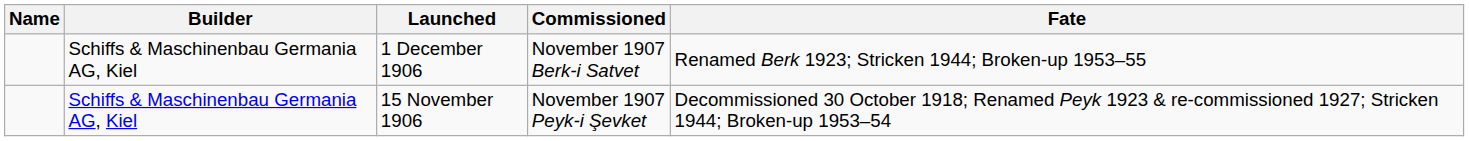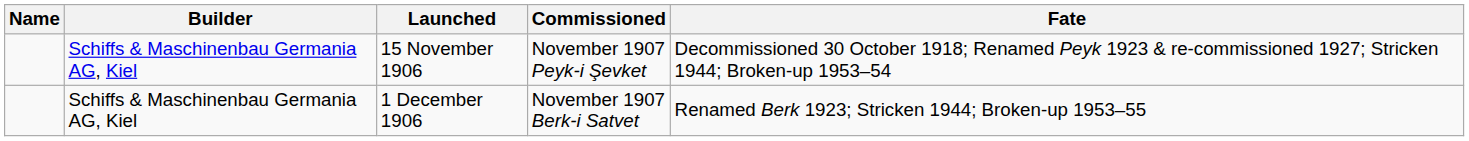rows swapped: (437, 110) <-> (432, 59)
